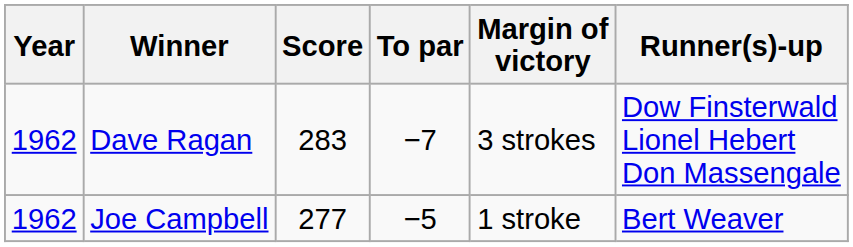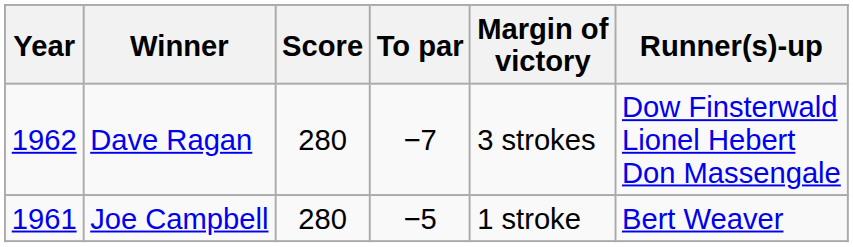(323, 140) 283 -> (323, 140) 280
(44, 219) 1962 -> (44, 219) 1961
(323, 219) 277 -> (323, 219) 280
